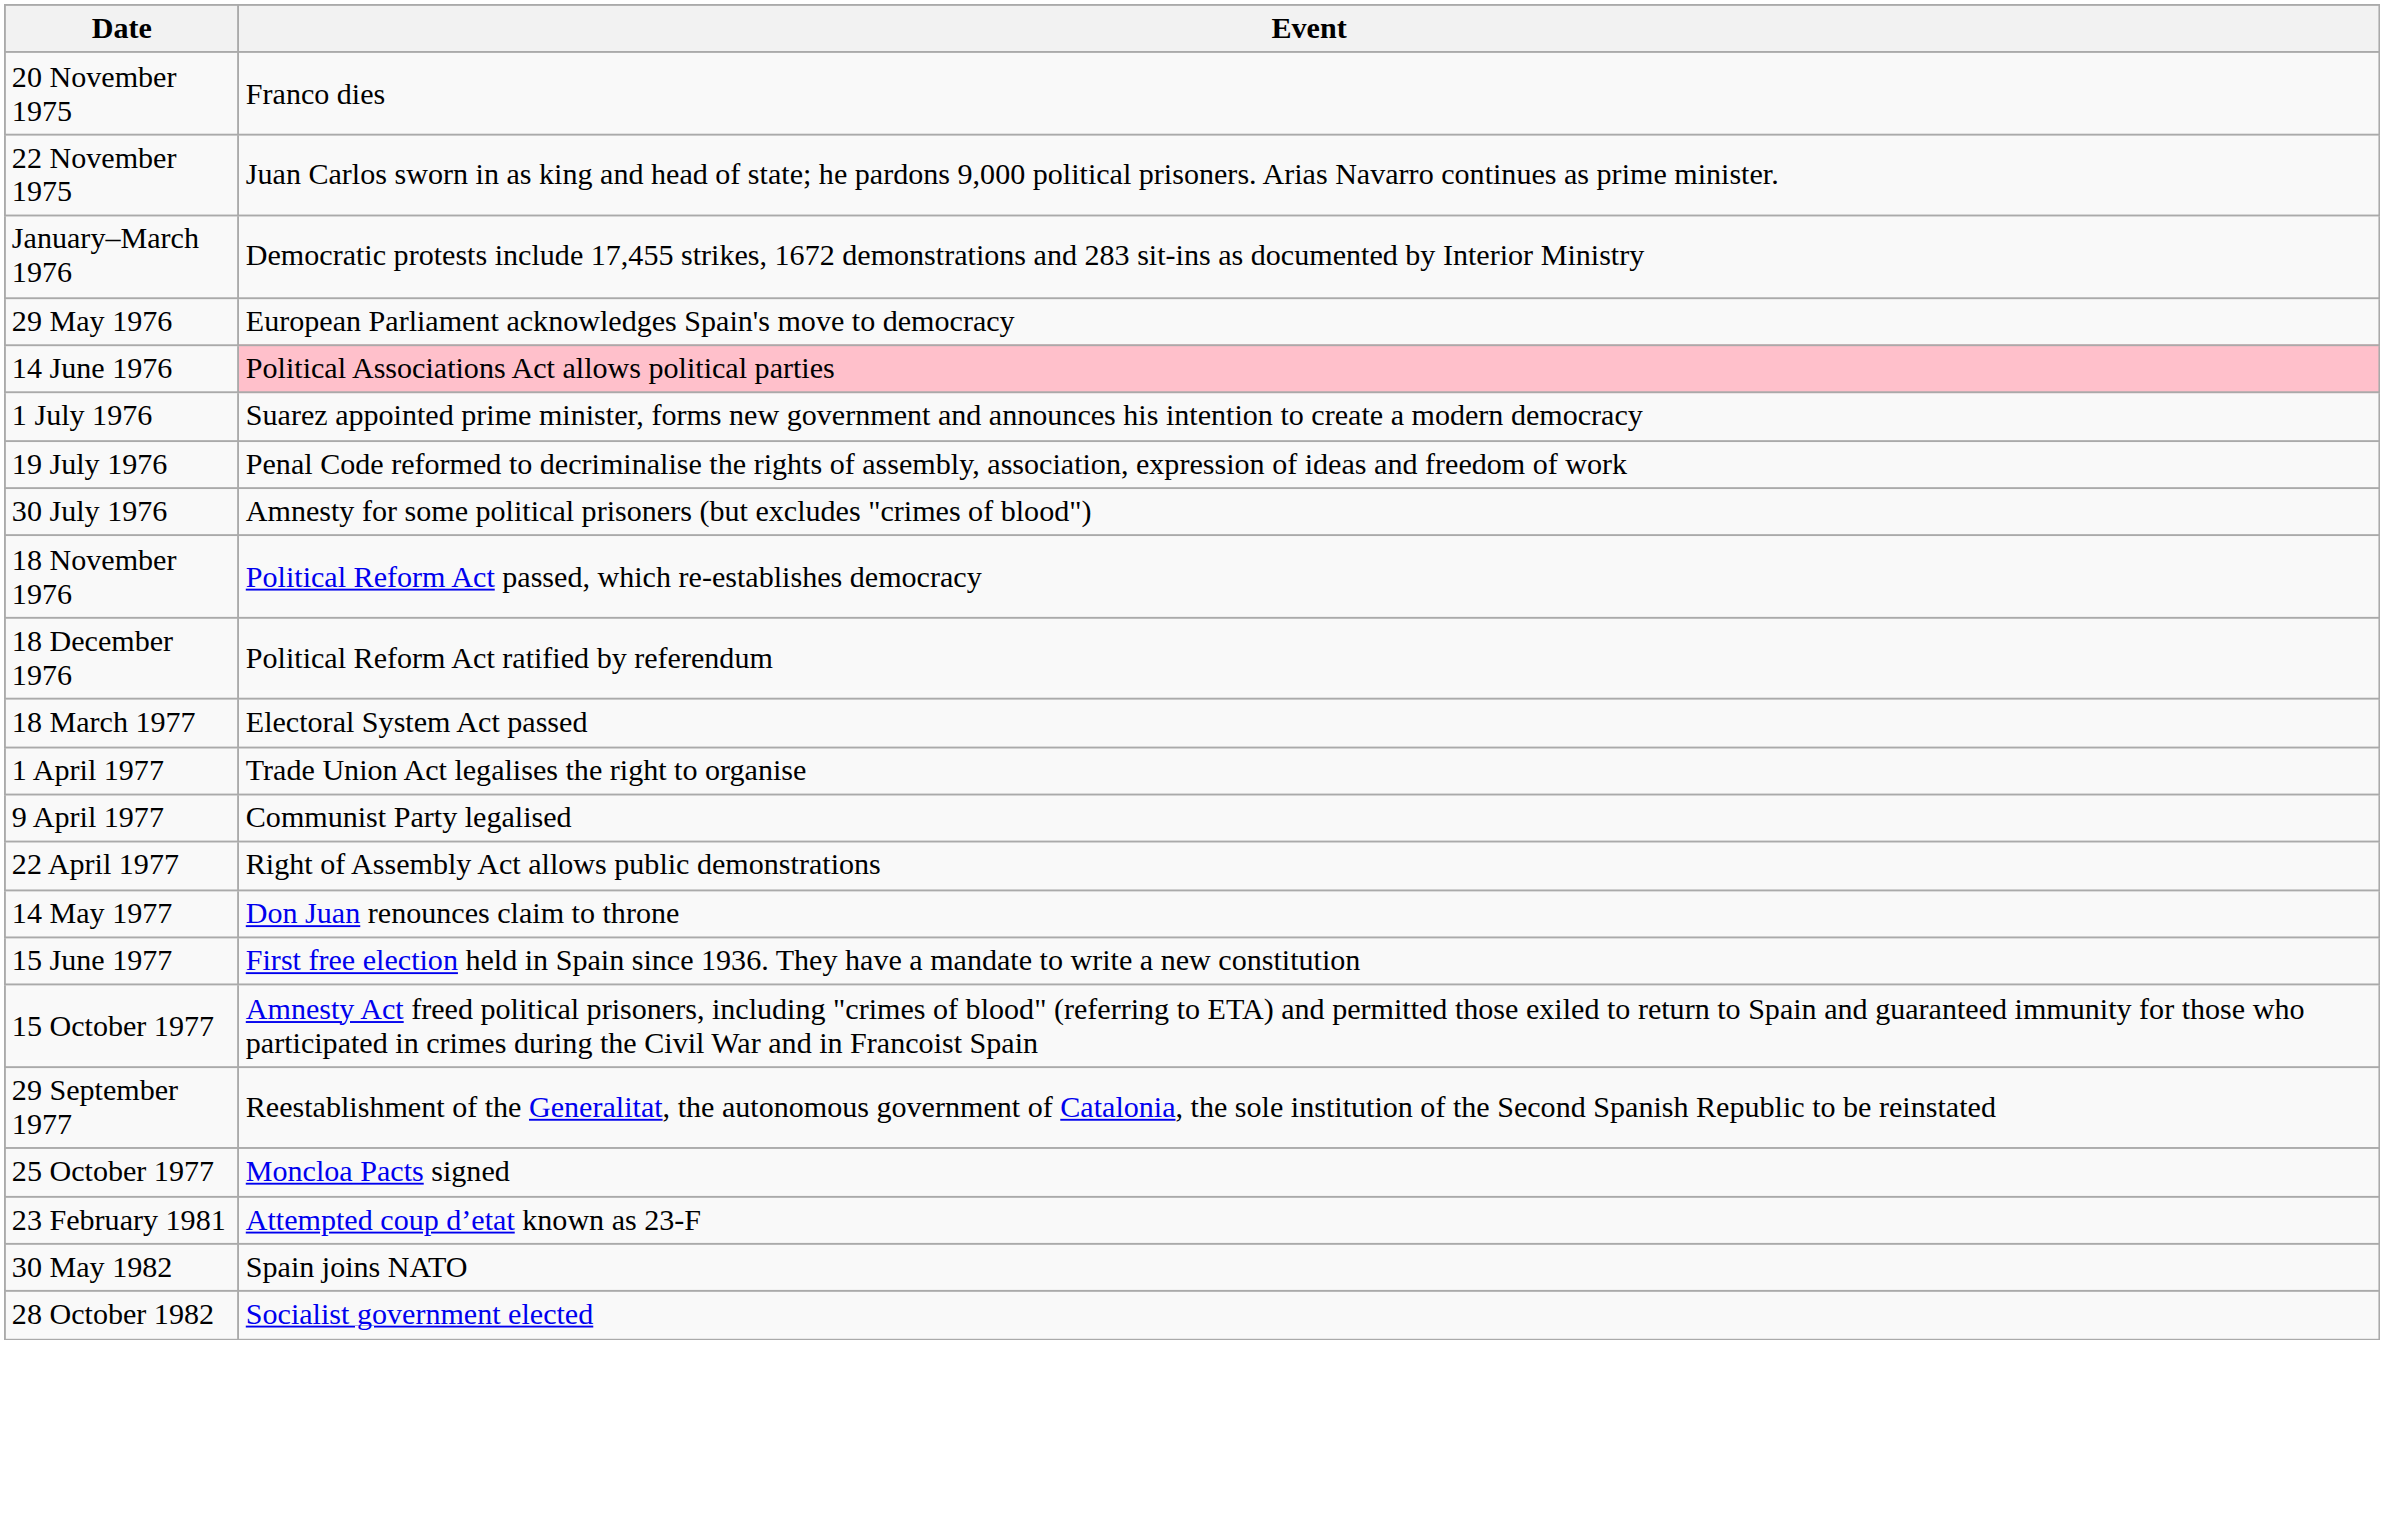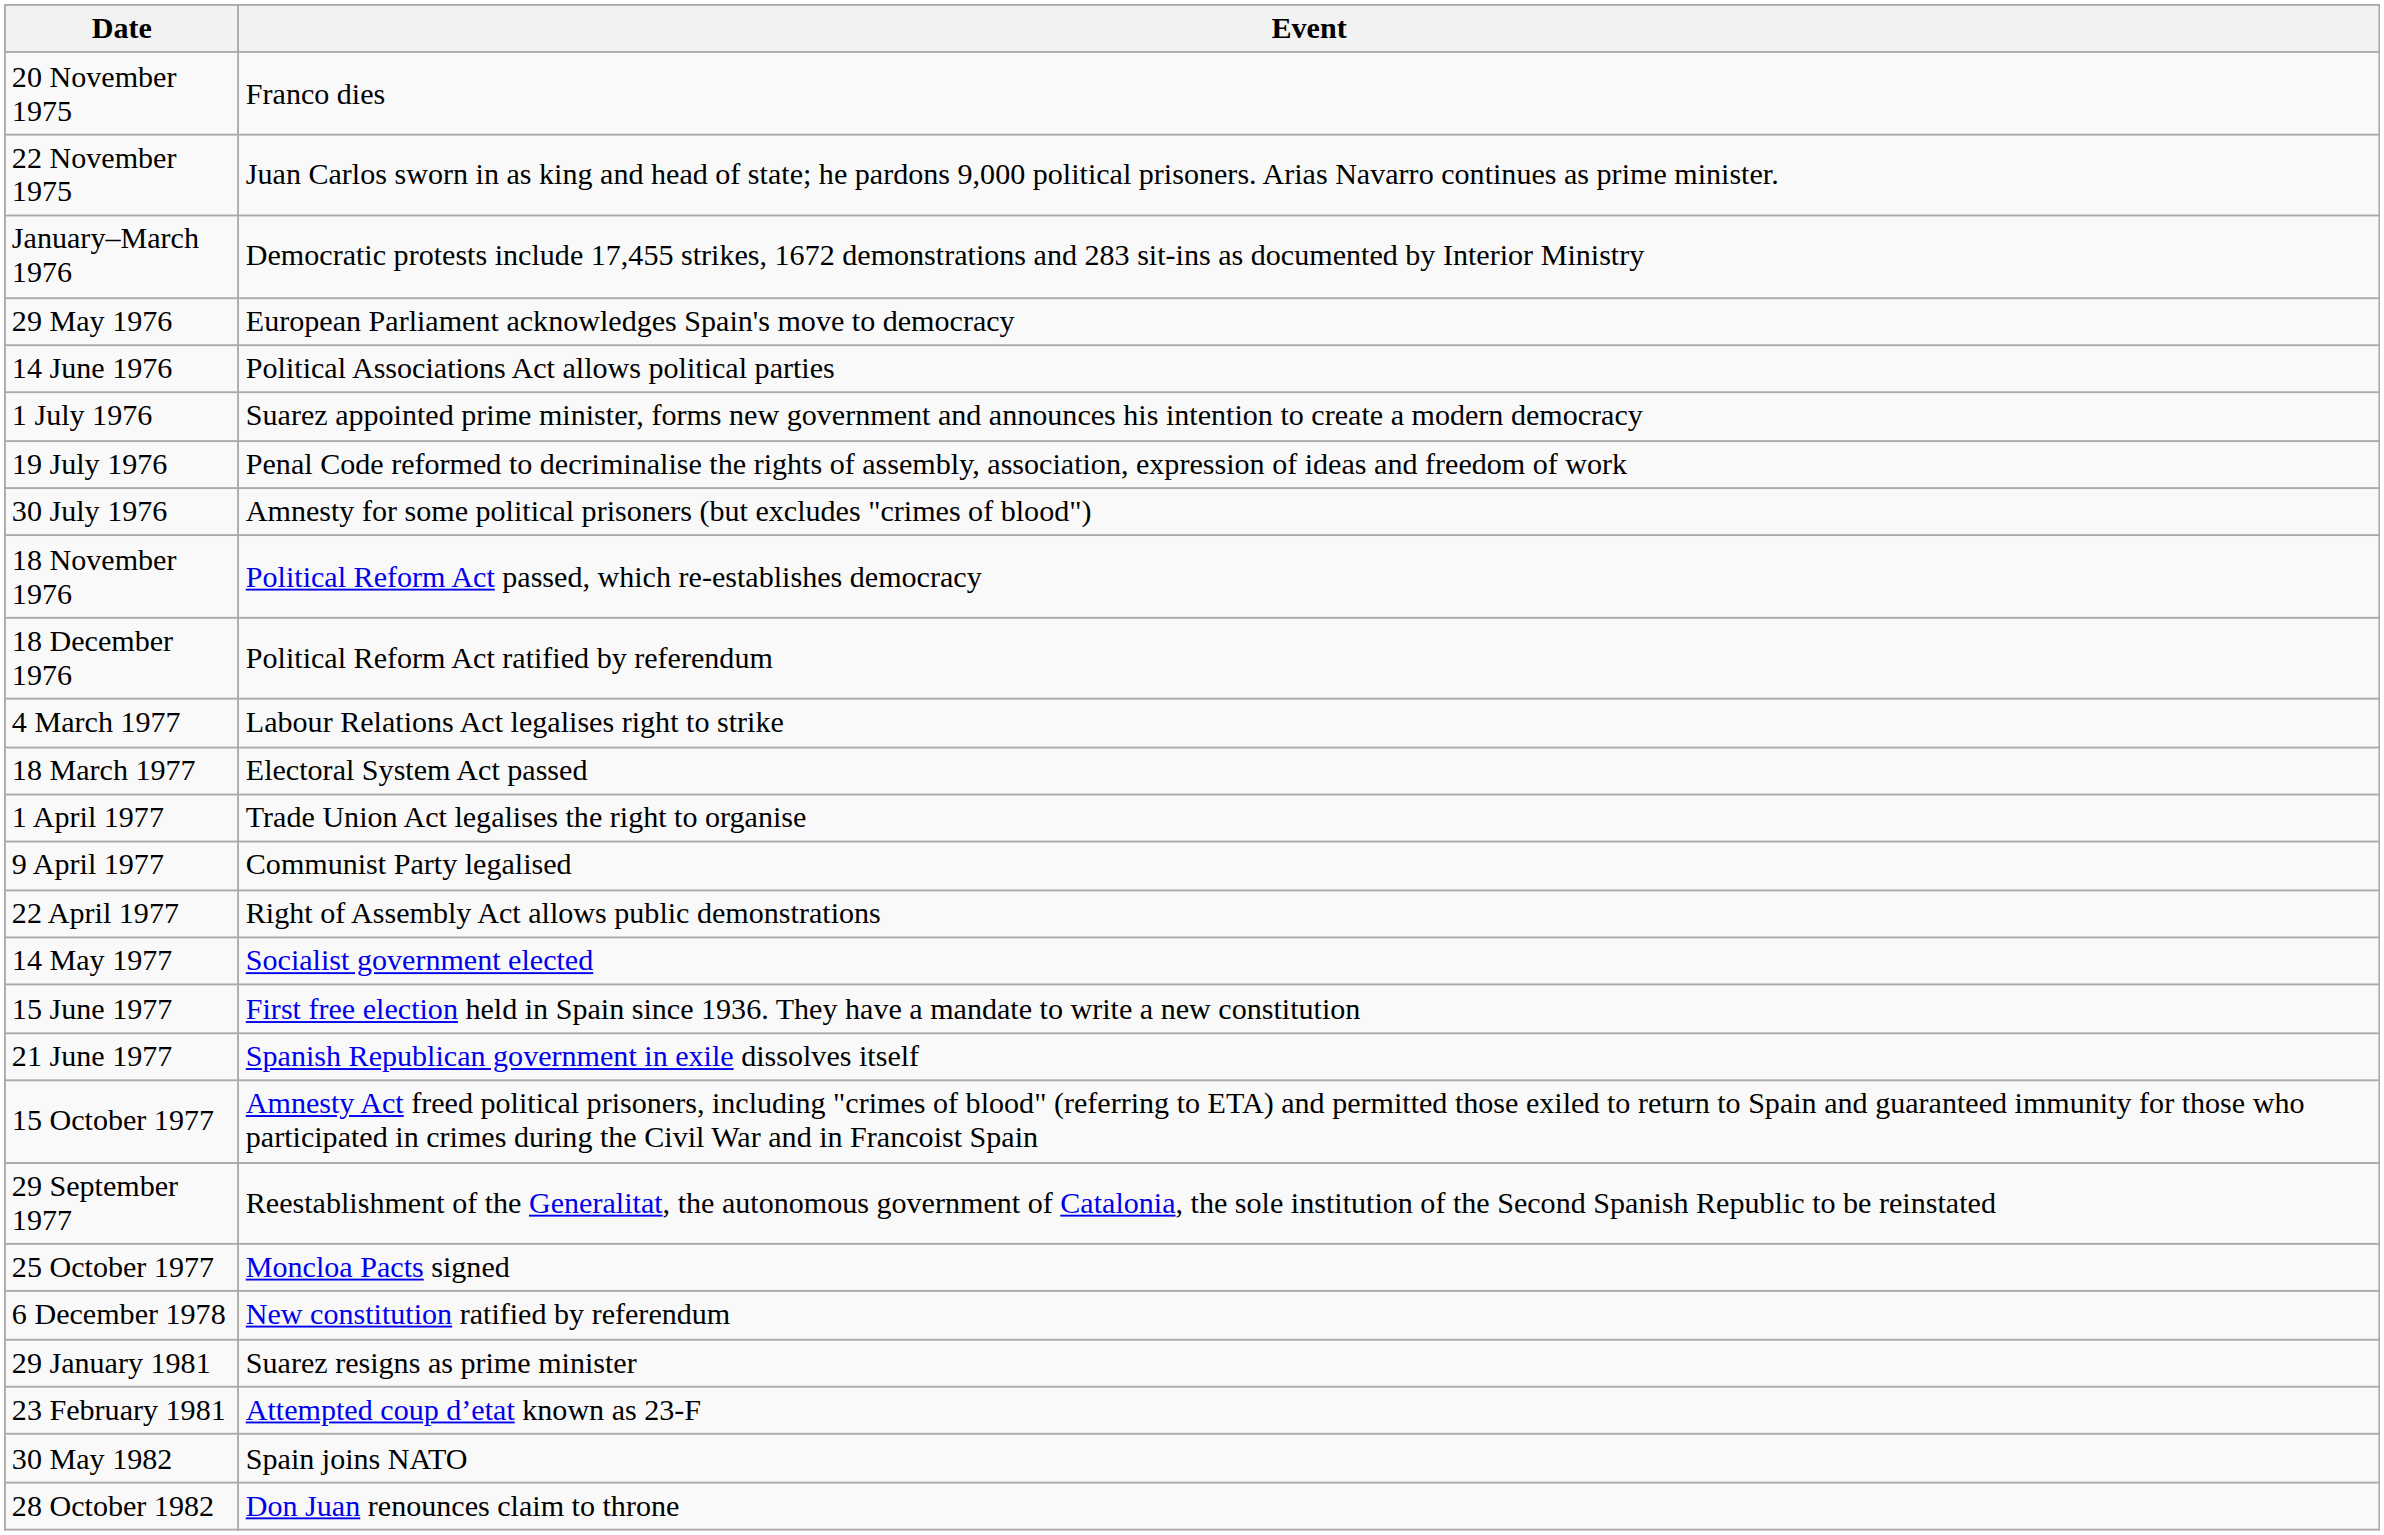(540, 368) pink background -> (540, 368) no background
+ row: (96, 722)
(463, 913) Don Juan renounces claim to throne -> (420, 960) Socialist government elected
+ row: (92, 1056)
+ row: (119, 1314)
+ row: (111, 1362)
(420, 1314) Socialist government elected -> (463, 1505) Don Juan renounces claim to throne
